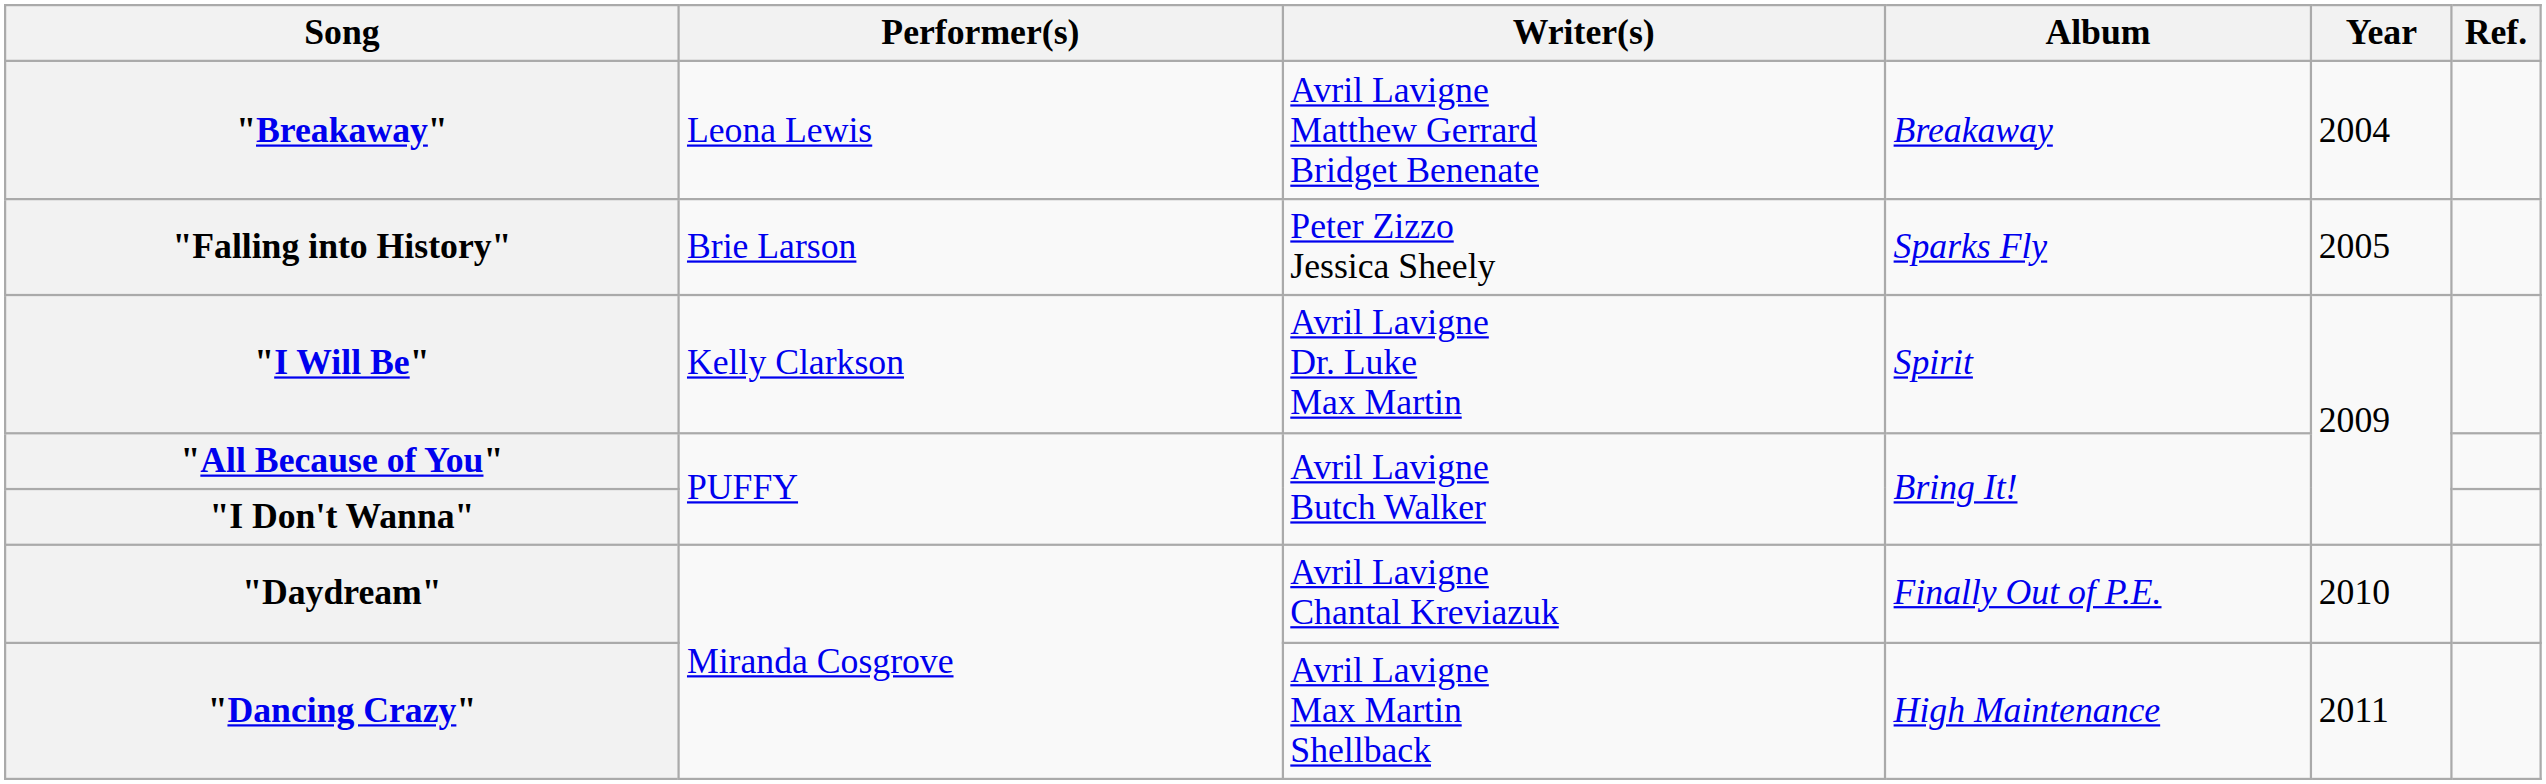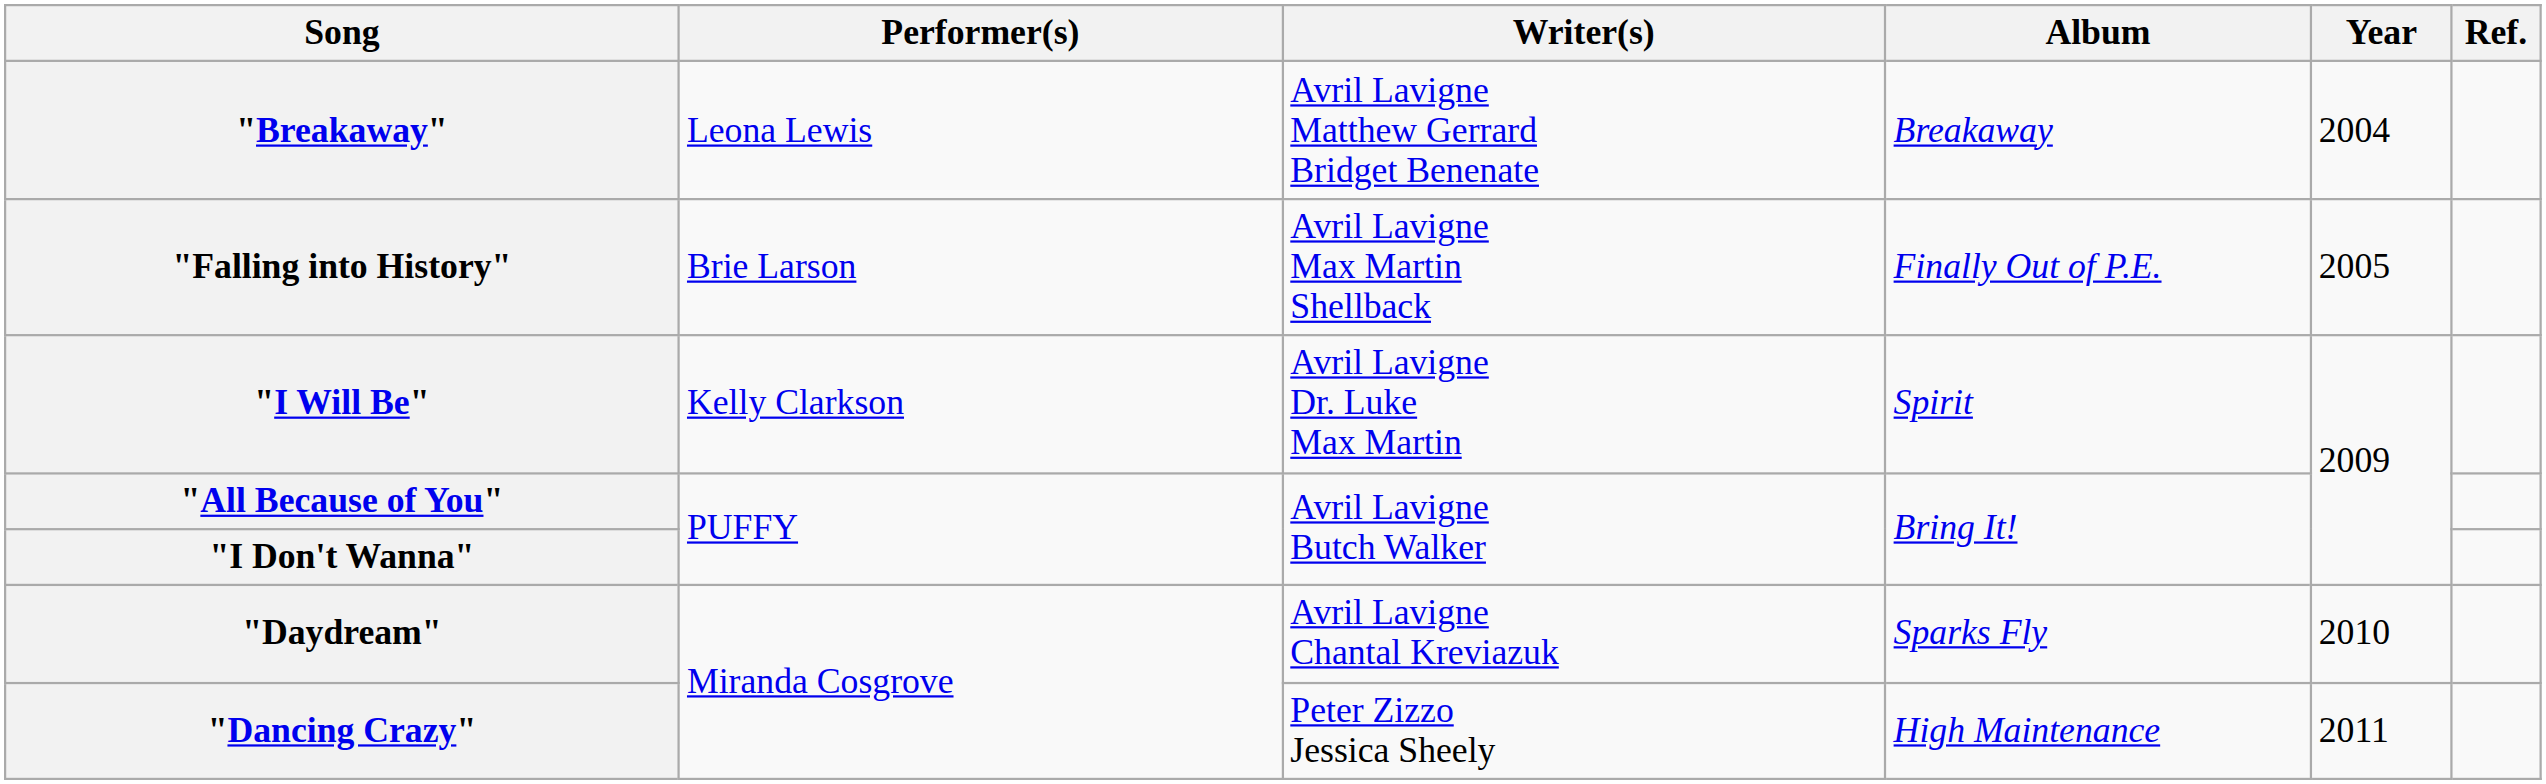(1393, 246) Peter Zizzo Jessica Sheely -> (1390, 266) Avril Lavigne Max Martin Shellback
(1970, 246) Sparks Fly -> (2028, 266) Finally Out of P.E.
(2028, 593) Finally Out of P.E. -> (1970, 633) Sparks Fly
(1390, 709) Avril Lavigne Max Martin Shellback -> (1393, 729) Peter Zizzo Jessica Sheely
